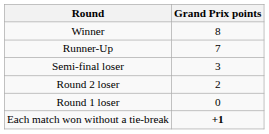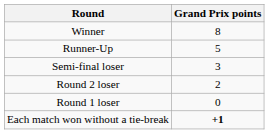(218, 48) 7 -> (218, 48) 5
